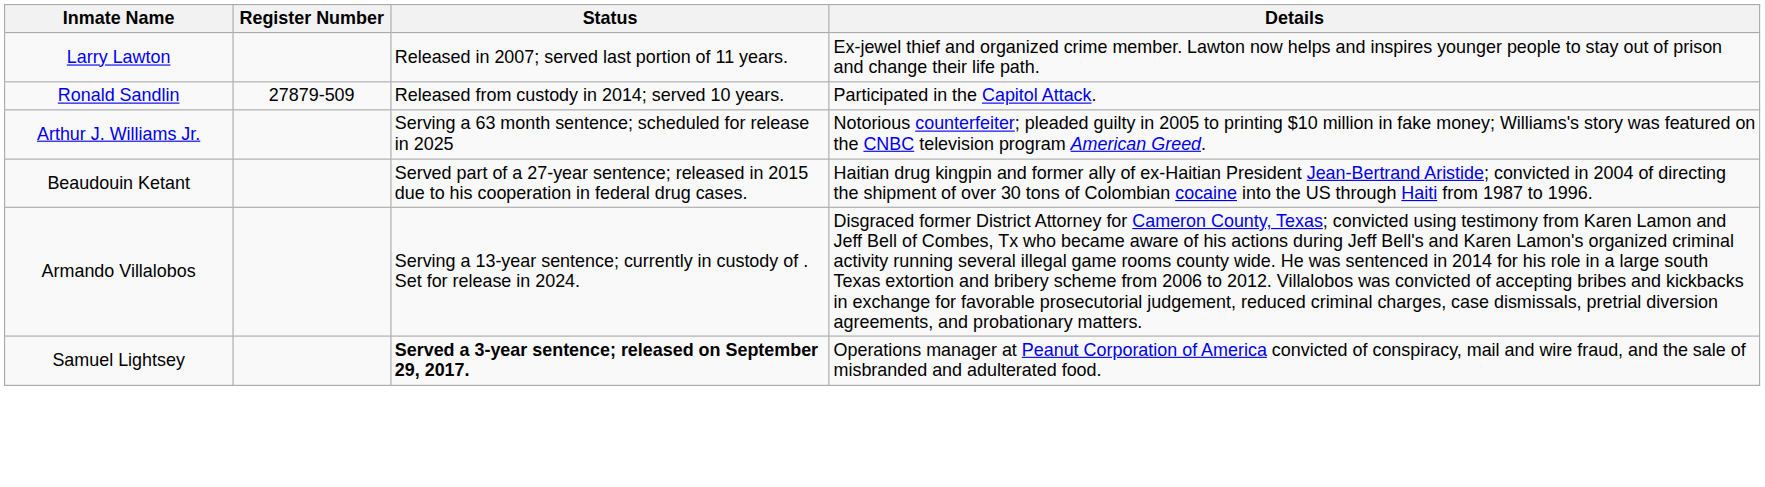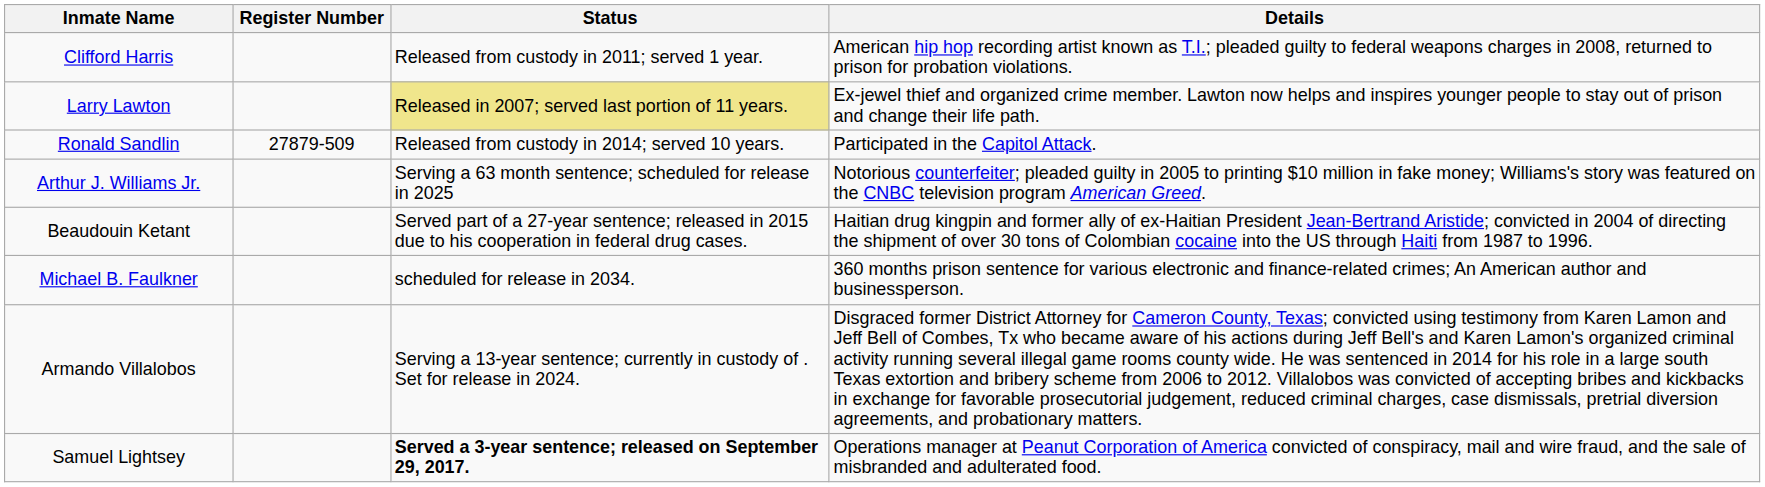+ row: (119, 57)
(591, 57) no background -> (591, 105) khaki background
+ row: (119, 279)
